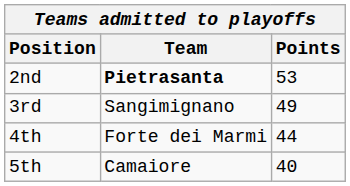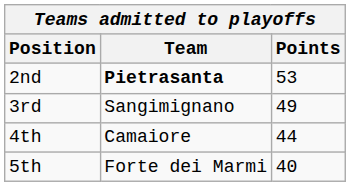(186, 137) Forte dei Marmi -> (148, 137) Camaiore
(148, 167) Camaiore -> (186, 167) Forte dei Marmi
